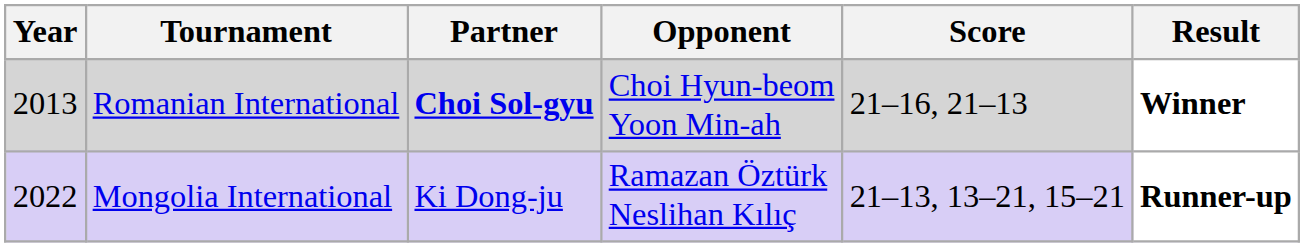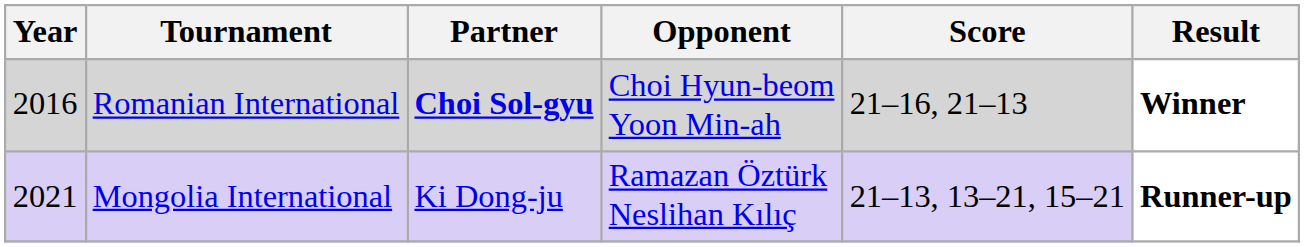(45, 104) 2013 -> (45, 104) 2016
(45, 195) 2022 -> (45, 195) 2021
